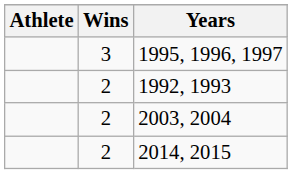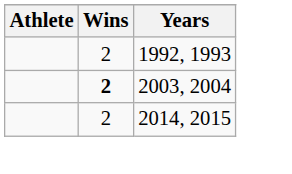- row: (210, 53)
(106, 119) normal -> (106, 86) bold
